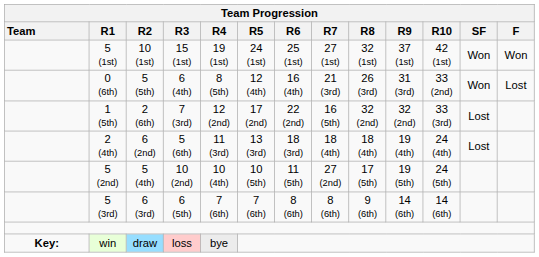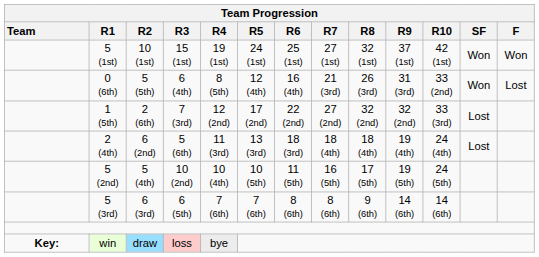(330, 115) 16 (5th) -> (330, 115) 27 (2nd)
(330, 176) 27 (2nd) -> (330, 176) 16 (5th)
